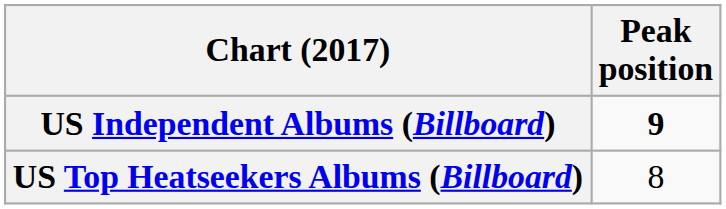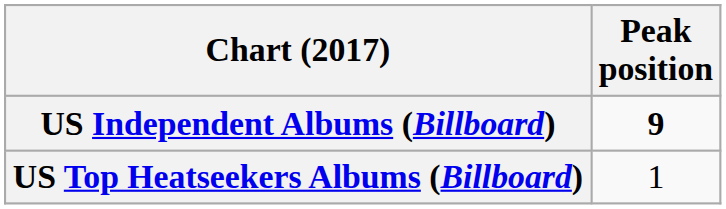(656, 176) 8 -> (656, 176) 1
